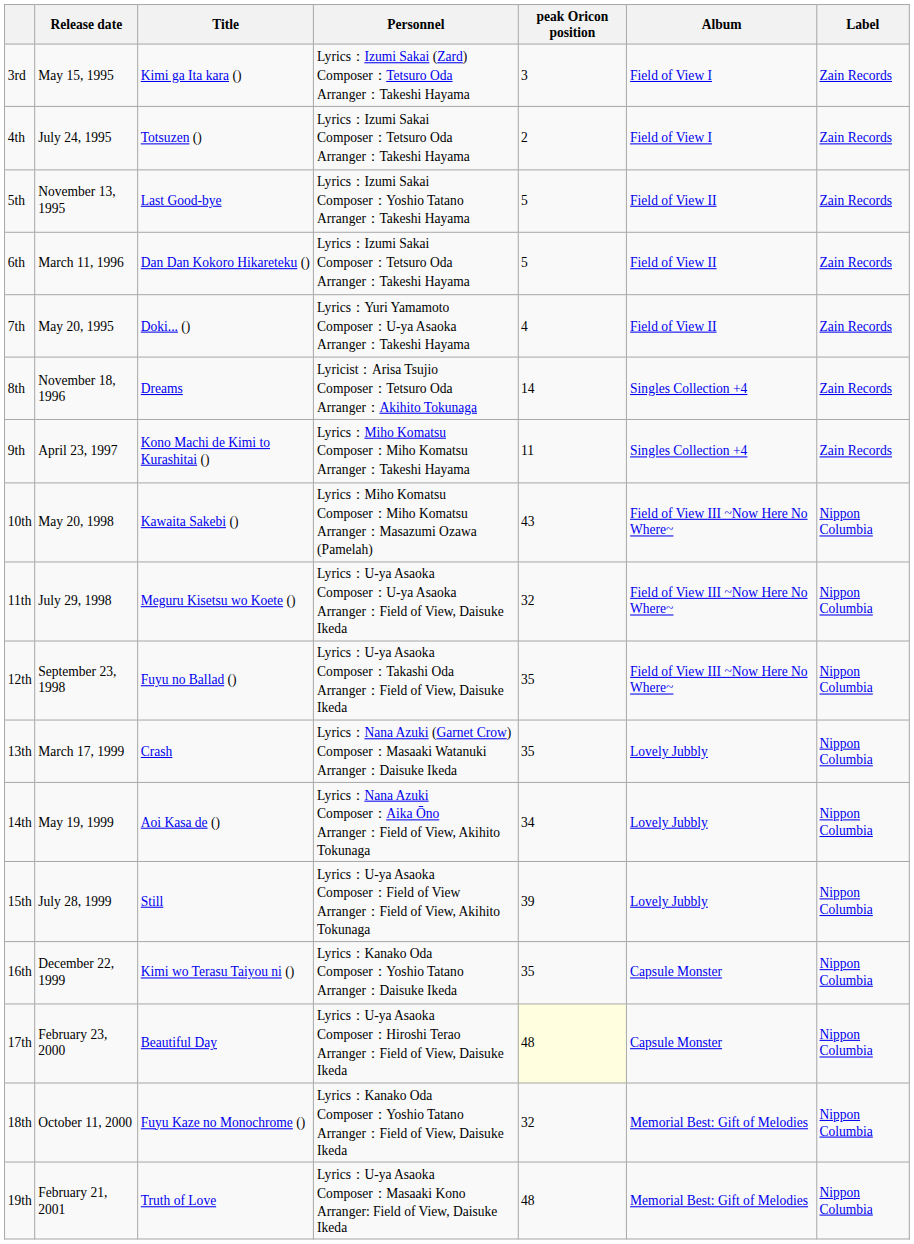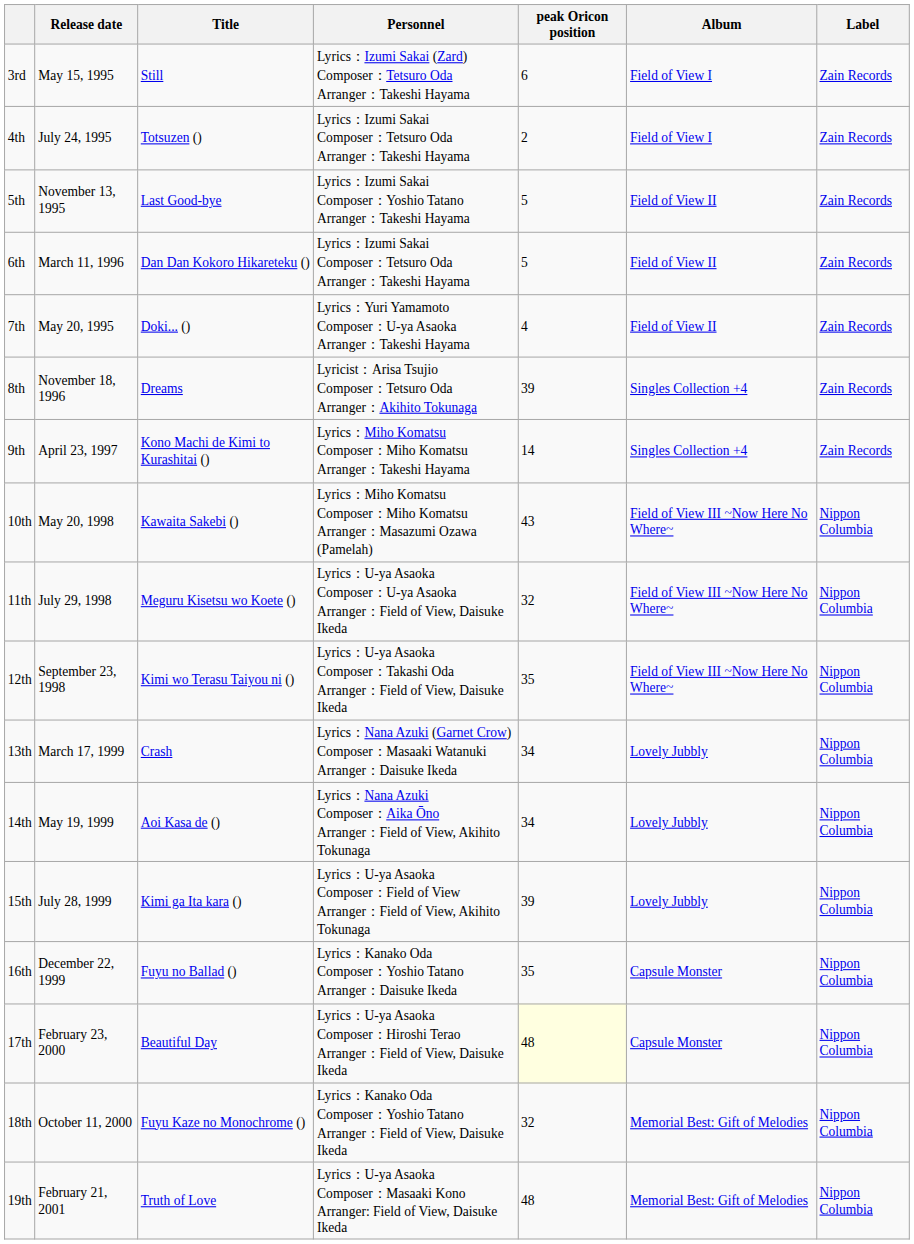(191, 75) Kimi ga Ita kara () -> (152, 75) Still
(524, 75) 3 -> (524, 75) 6
(528, 388) 14 -> (528, 388) 39
(528, 451) 11 -> (528, 451) 14
(189, 680) Fuyu no Ballad () -> (218, 680) Kimi wo Terasu Taiyou ni ()
(528, 751) 35 -> (528, 751) 34
(152, 901) Still -> (191, 901) Kimi ga Ita kara ()
(218, 972) Kimi wo Terasu Taiyou ni () -> (189, 972) Fuyu no Ballad ()
